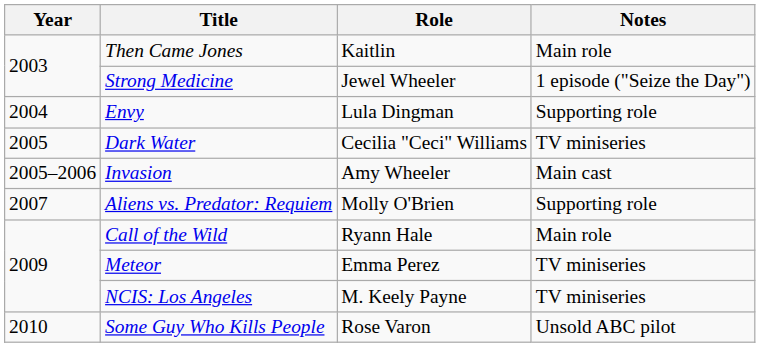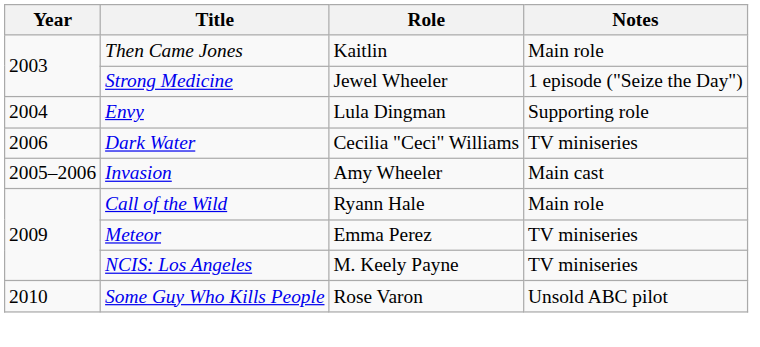(28, 142) 2005 -> (28, 142) 2006
- row: (219, 204)
